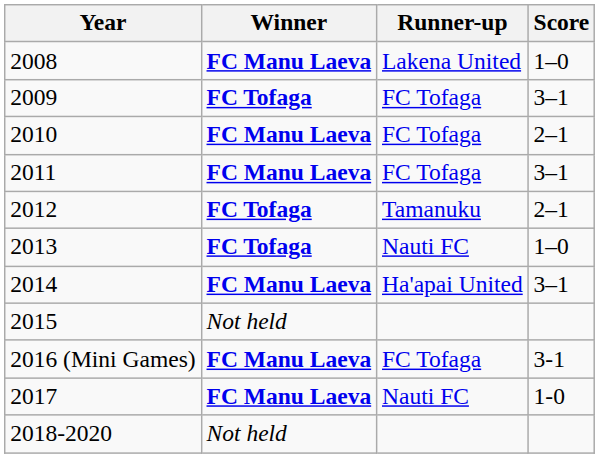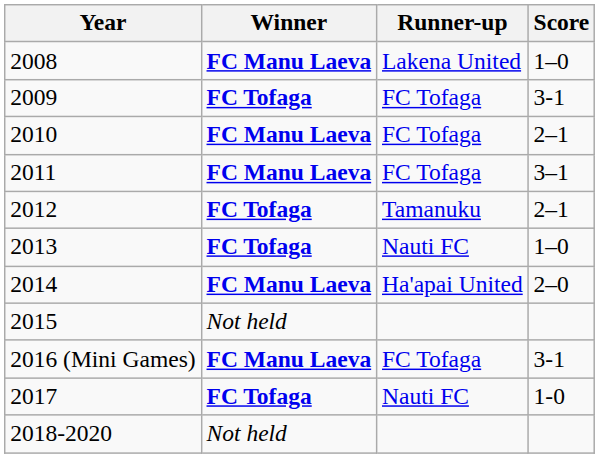(551, 97) 3–1 -> (549, 97) 3-1
(551, 284) 3–1 -> (551, 284) 2–0
(289, 396) FC Manu Laeva -> (259, 396) FC Tofaga
